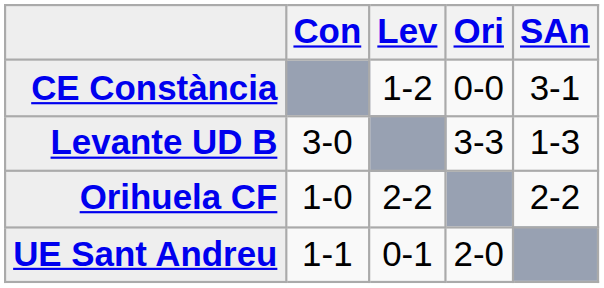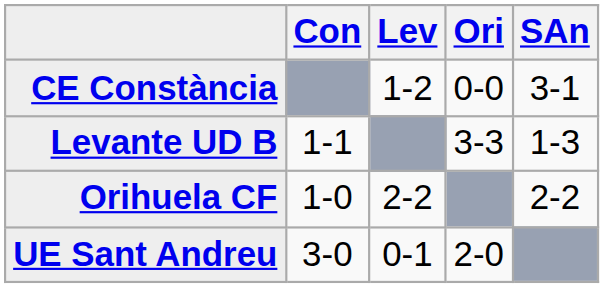(327, 142) 3-0 -> (327, 142) 1-1
(327, 253) 1-1 -> (327, 253) 3-0
